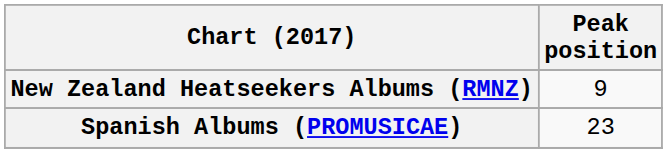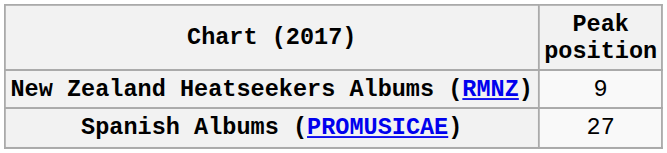(601, 128) 23 -> (601, 128) 27
